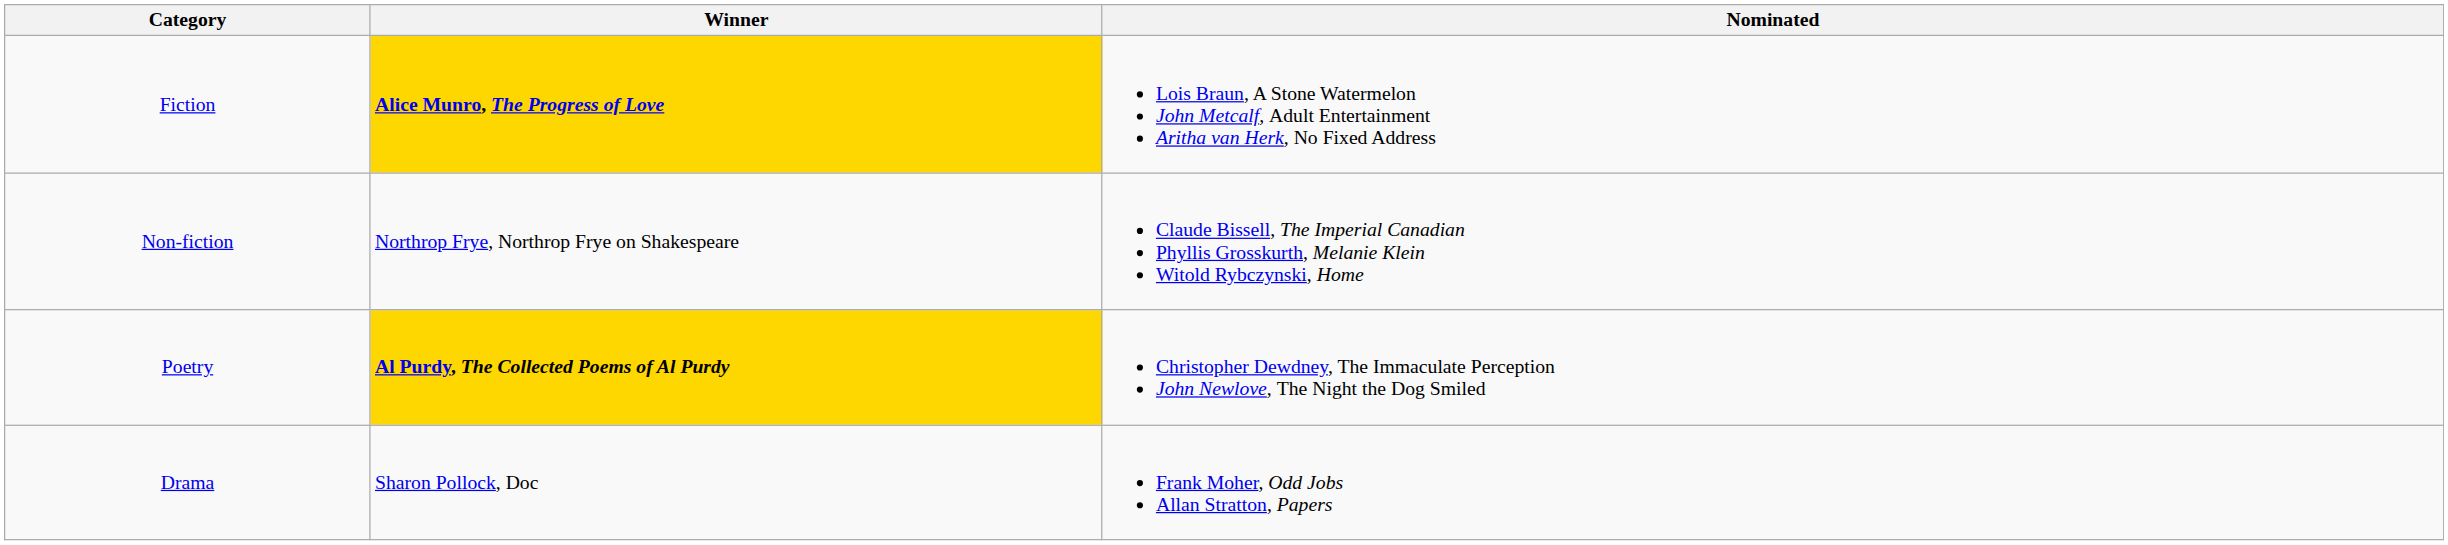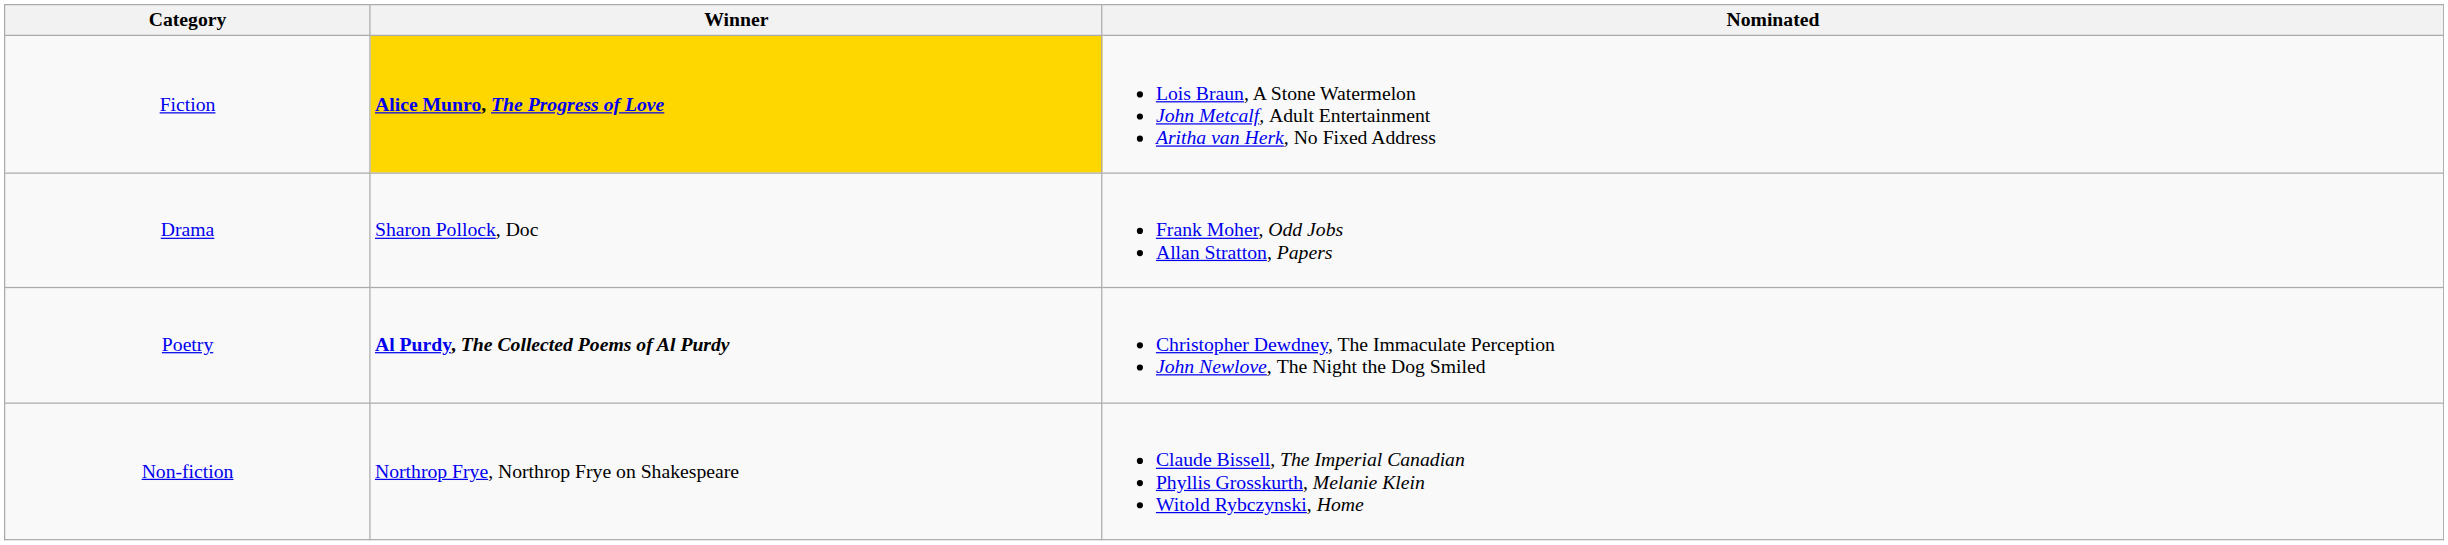rows swapped: (188, 241) <-> (188, 481)
(552, 367) gold background -> (552, 344) no background
